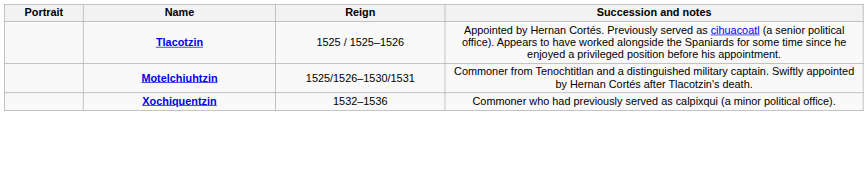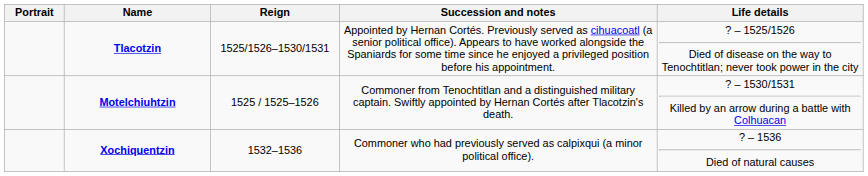+ column: (760, 13)
(360, 42) 1525 / 1525–1526 -> (275, 48) 1525/1526–1530/1531
(360, 78) 1525/1526–1530/1531 -> (275, 102) 1525 / 1525–1526
